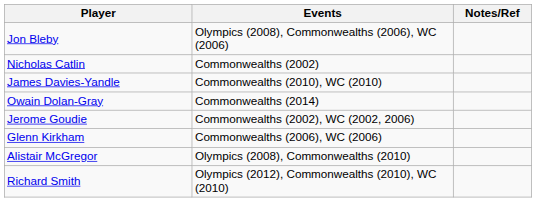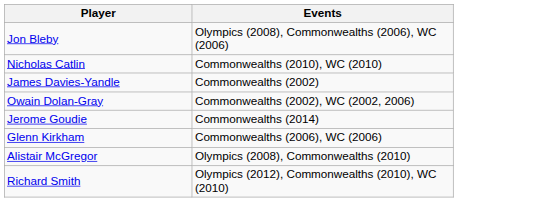- column: (492, 13)
(257, 63) Commonwealths (2002) -> (288, 63) Commonwealths (2010), WC (2010)
(288, 82) Commonwealths (2010), WC (2010) -> (257, 82) Commonwealths (2002)
(257, 100) Commonwealths (2014) -> (305, 100) Commonwealths (2002), WC (2002, 2006)
(305, 119) Commonwealths (2002), WC (2002, 2006) -> (257, 119) Commonwealths (2014)
